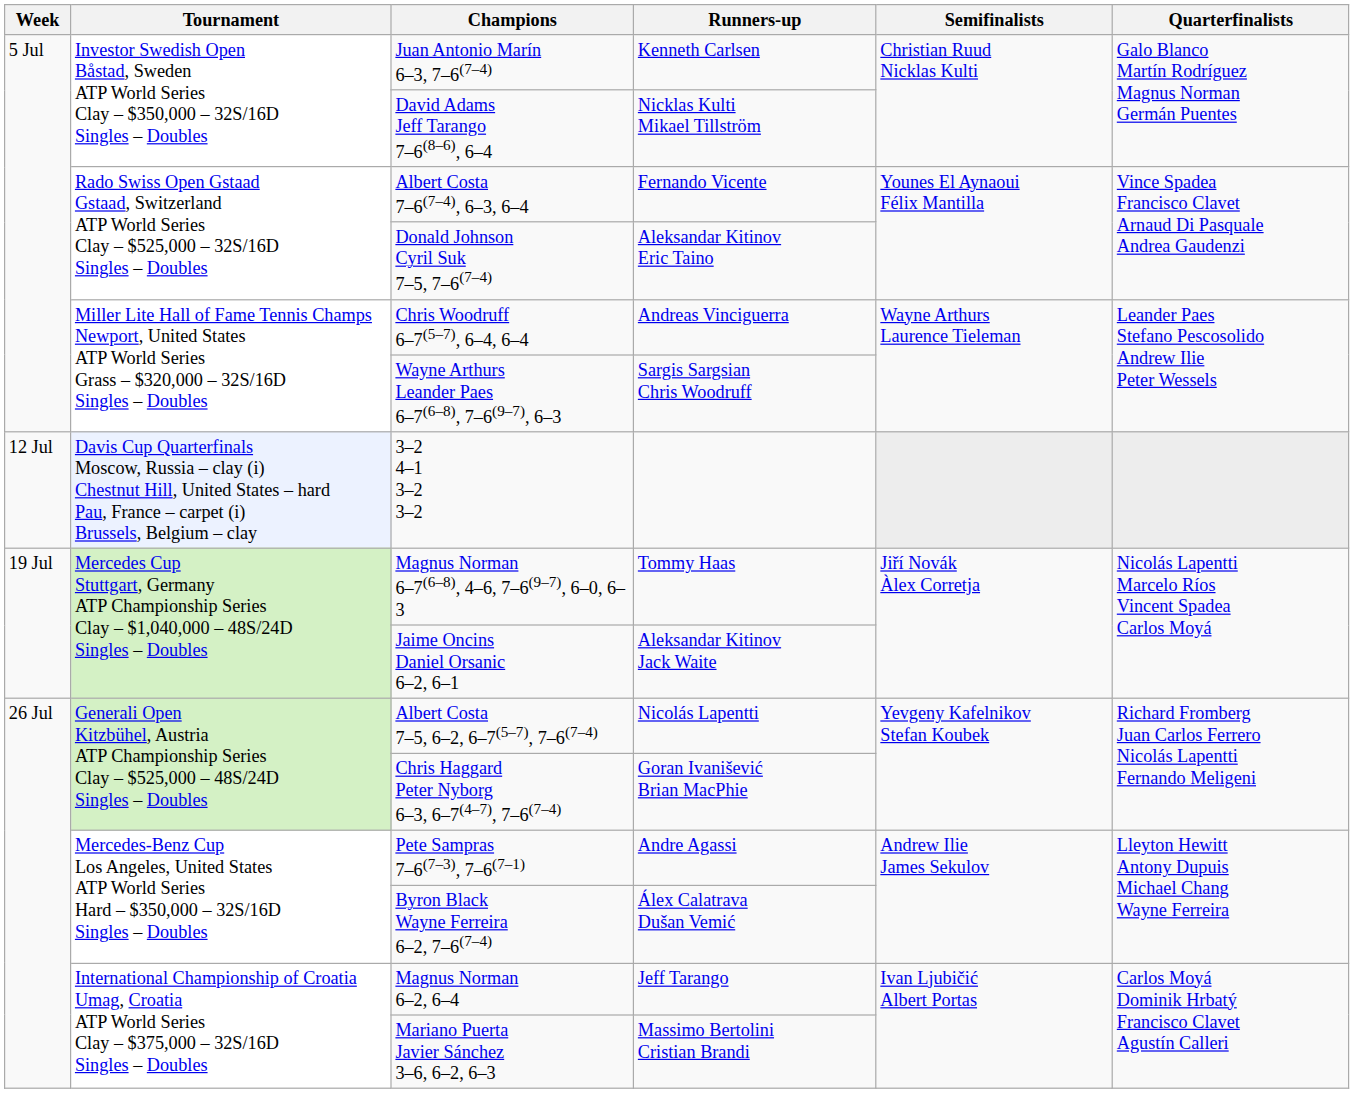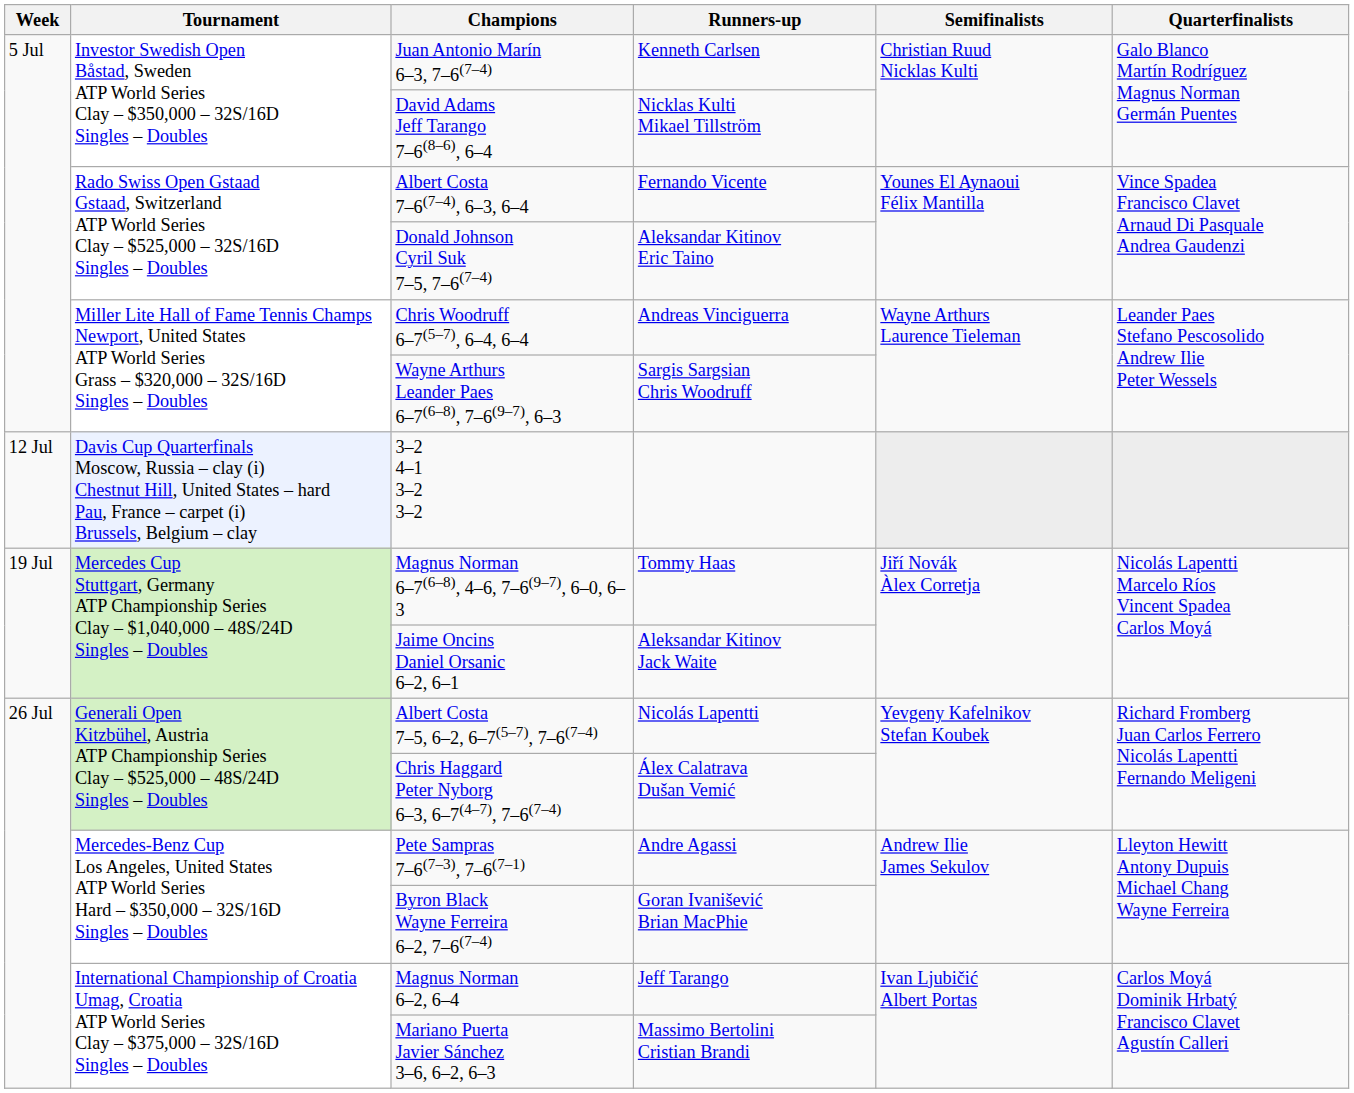(700, 779) Goran Ivanišević Brian MacPhie -> (693, 779) Álex Calatrava Dušan Vemić
(693, 911) Álex Calatrava Dušan Vemić -> (700, 911) Goran Ivanišević Brian MacPhie
